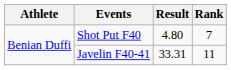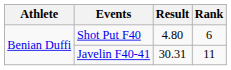(209, 35) 7 -> (209, 35) 6
(172, 55) 33.31 -> (172, 55) 30.31
